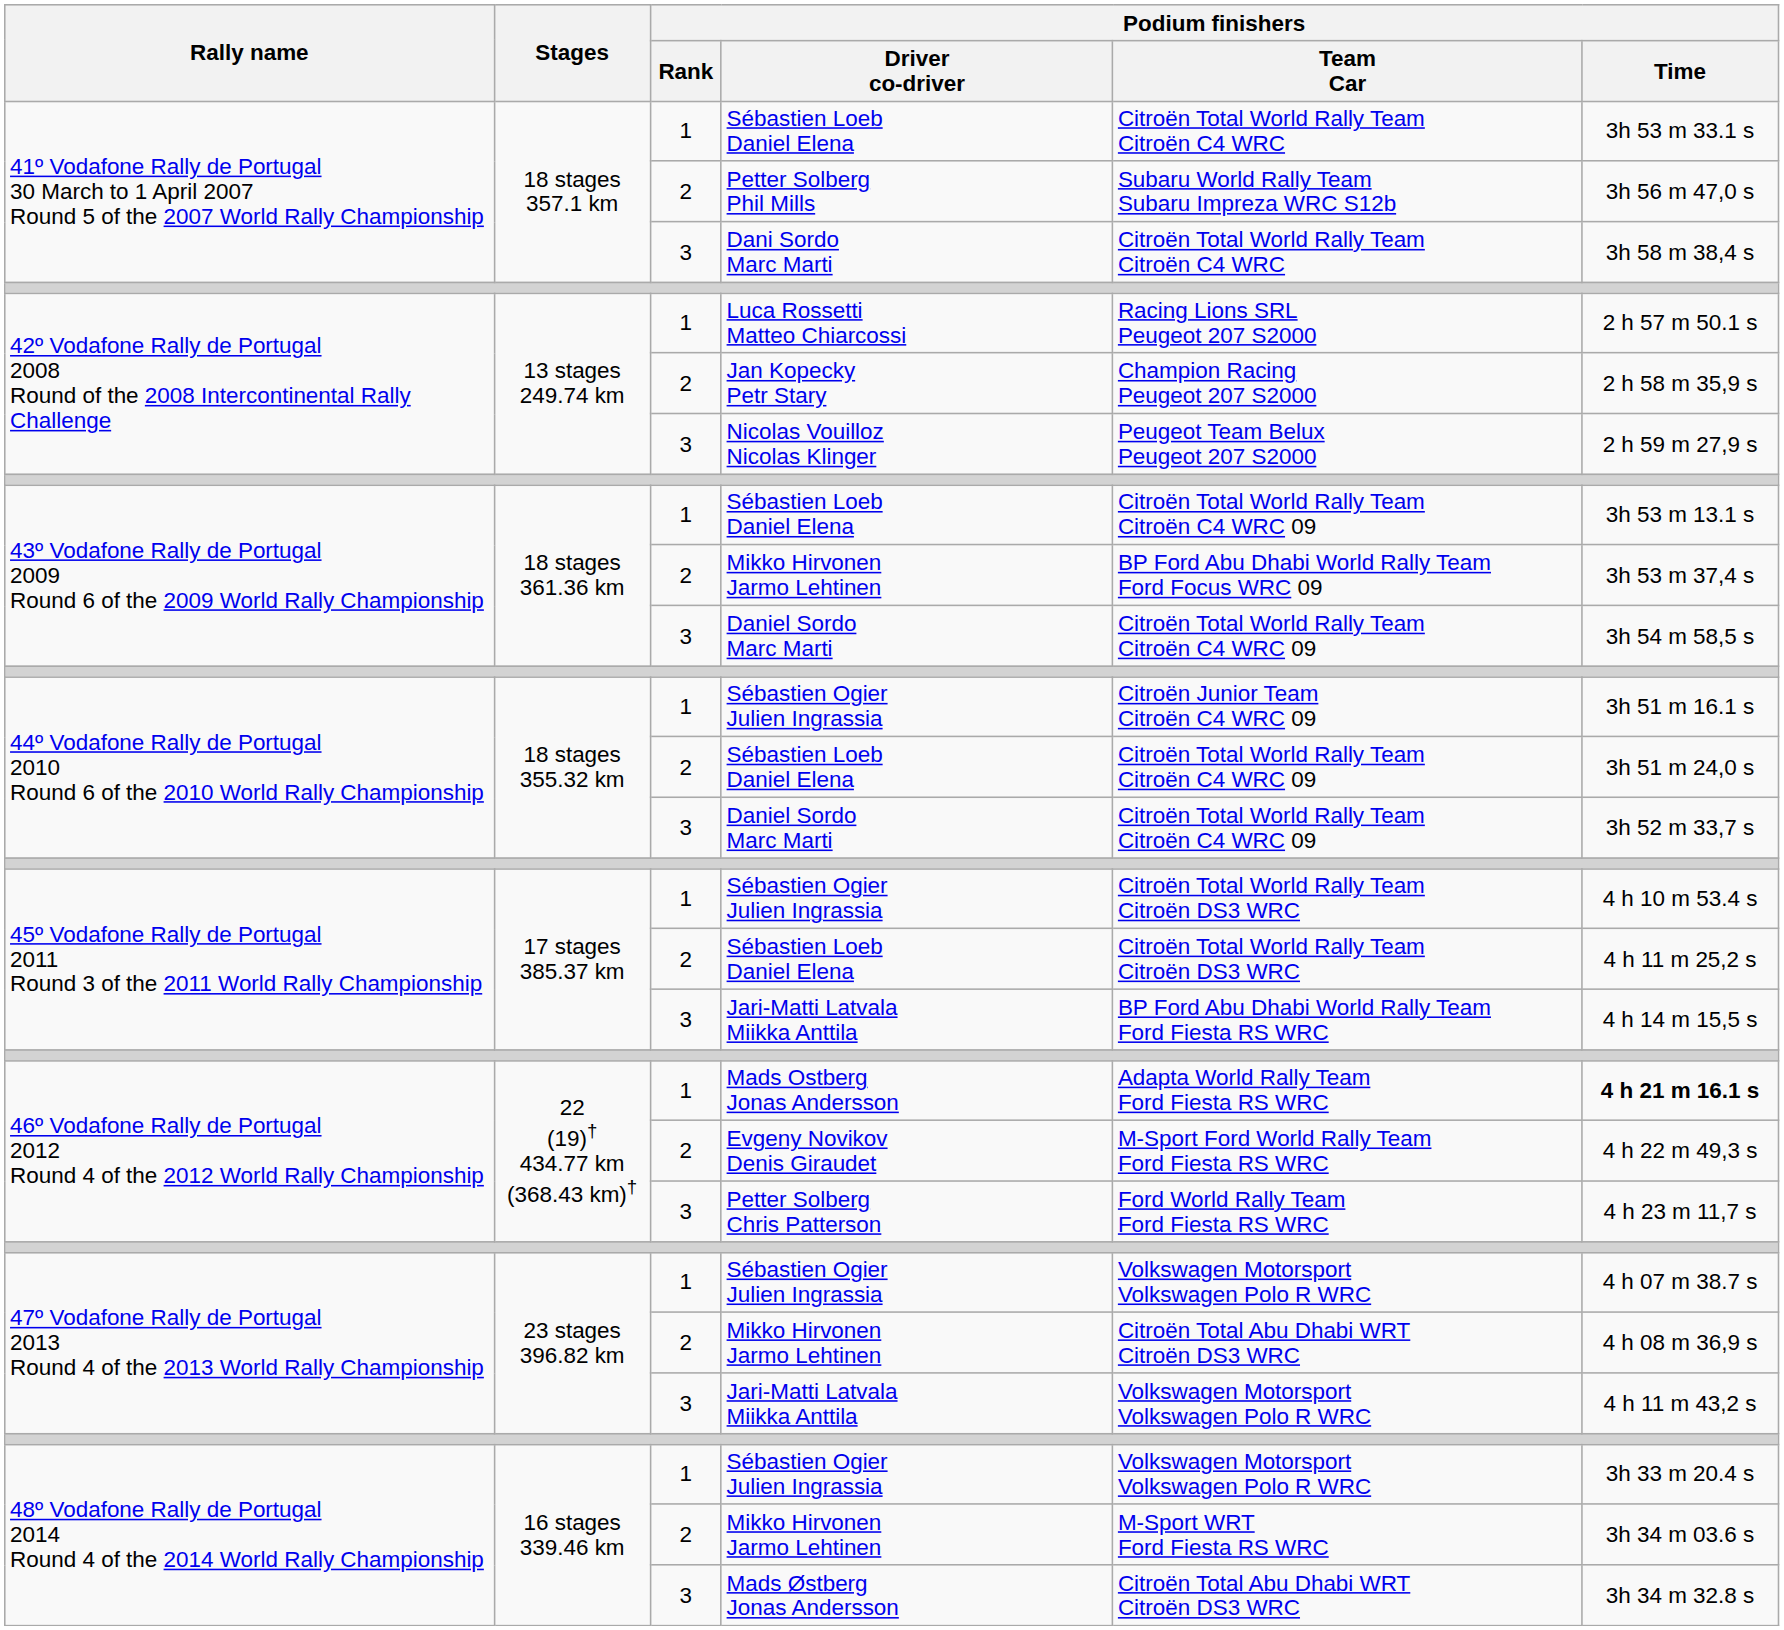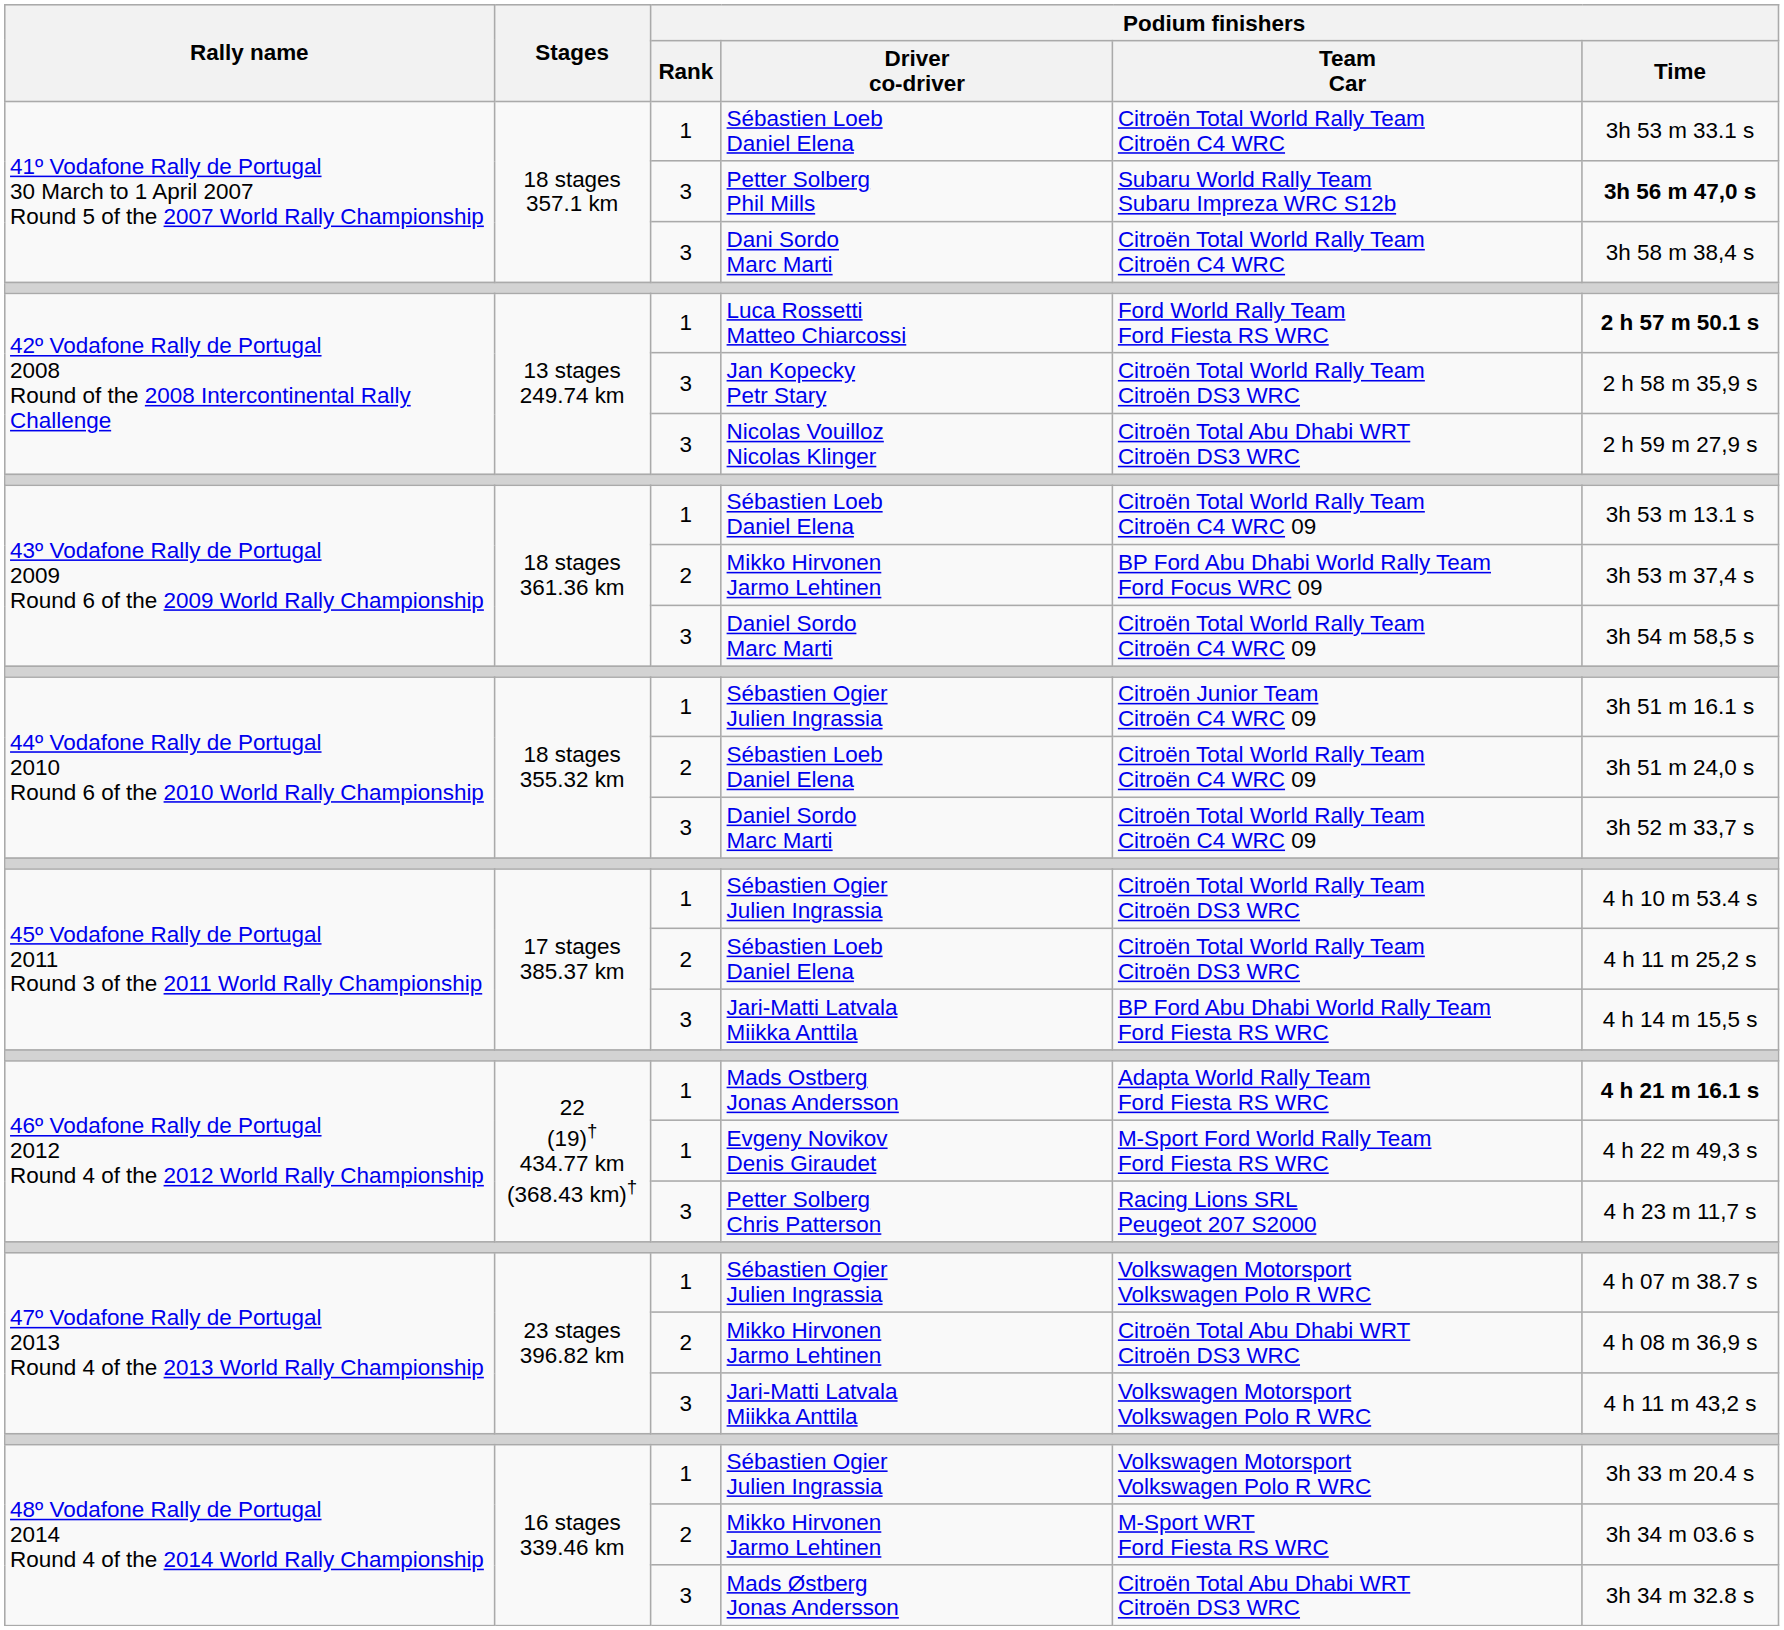(686, 192) 2 -> (686, 192) 3
(1680, 192) normal -> (1680, 192) bold
(1217, 323) Racing Lions SRL Peugeot 207 S2000 -> (1232, 323) Ford World Rally Team Ford Fiesta RS WRC
(1680, 323) normal -> (1680, 323) bold
(686, 384) 2 -> (686, 384) 3
(1217, 384) Champion Racing Peugeot 207 S2000 -> (1271, 384) Citroën Total World Rally Team Citroën DS3 WRC
(1221, 444) Peugeot Team Belux Peugeot 207 S2000 -> (1264, 444) Citroën Total Abu Dhabi WRT Citroën DS3 WRC
(686, 1151) 2 -> (686, 1151) 1
(1232, 1212) Ford World Rally Team Ford Fiesta RS WRC -> (1217, 1212) Racing Lions SRL Peugeot 207 S2000
